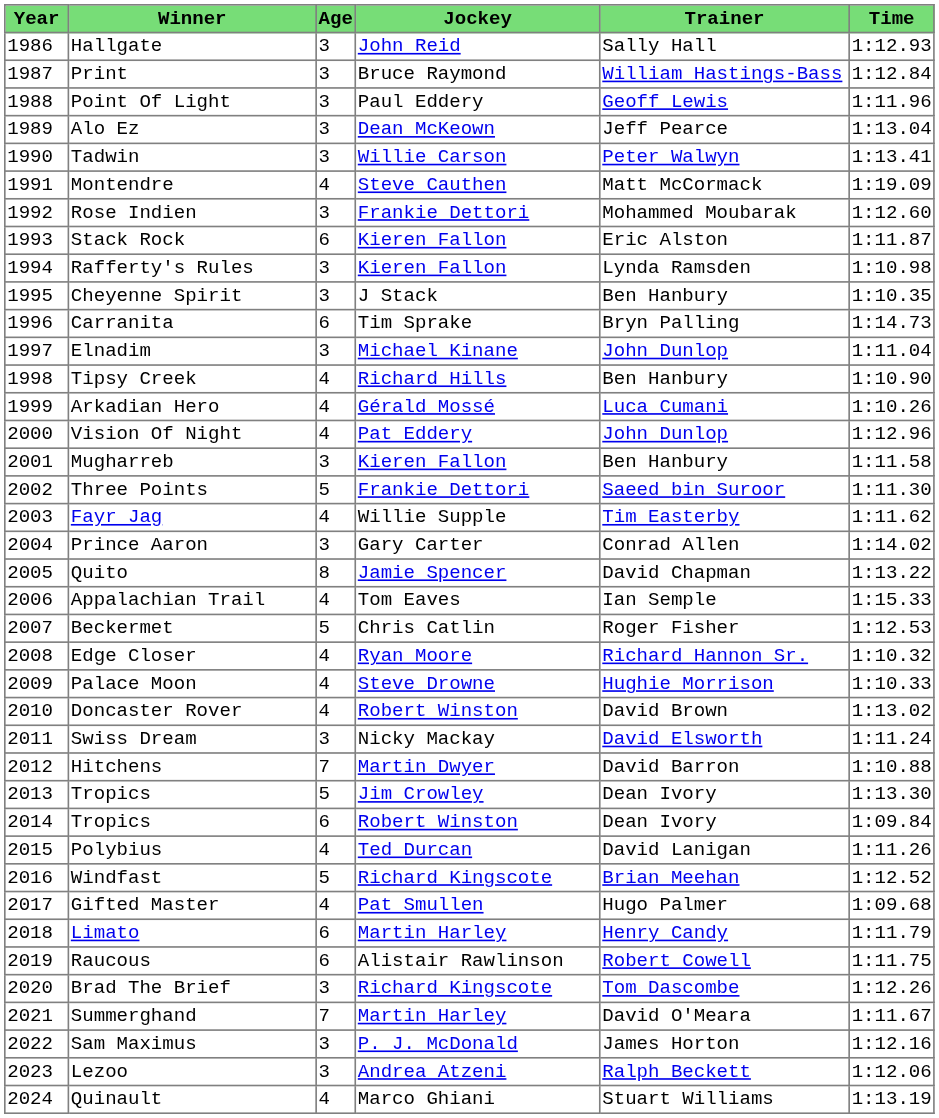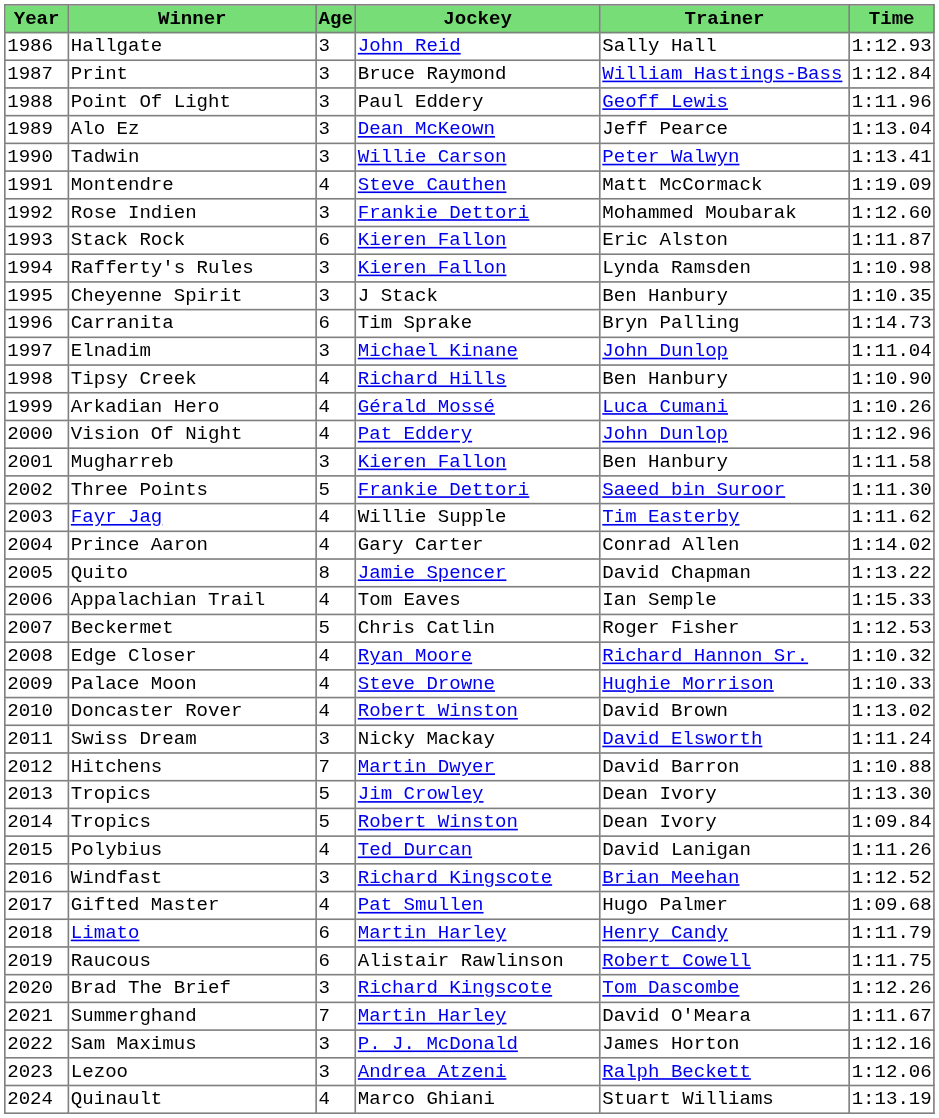(324, 545) 3 -> (324, 545) 4
(324, 822) 6 -> (324, 822) 5
(324, 878) 5 -> (324, 878) 3
